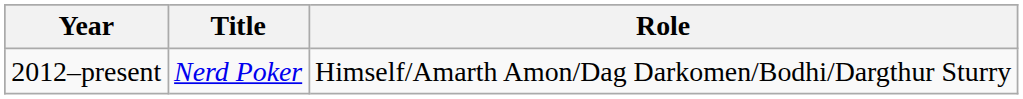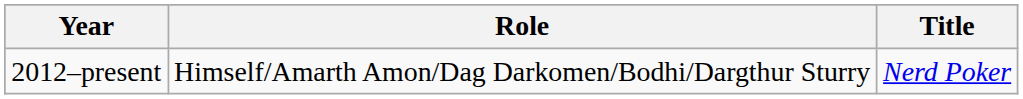columns swapped: (238, 26) <-> (663, 26)
